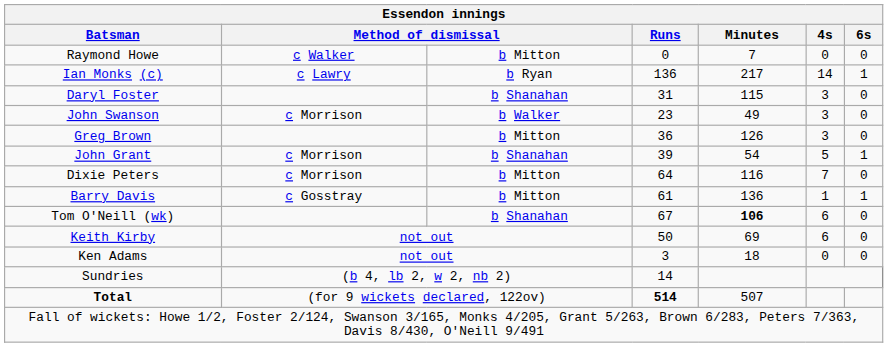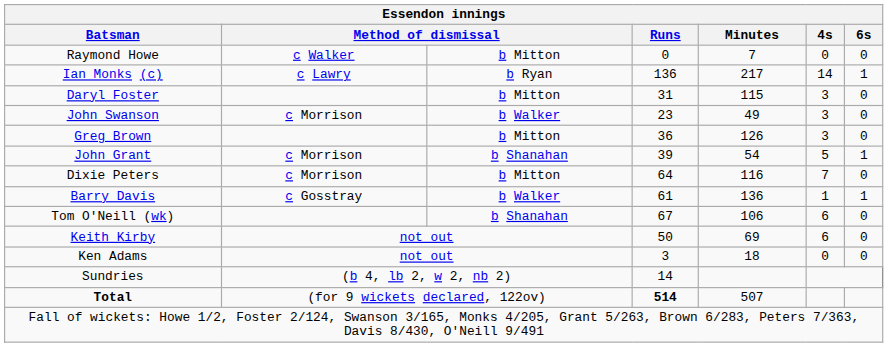(529, 95) b Shanahan -> (529, 95) b Mitton
(529, 196) b Mitton -> (529, 196) b Walker
(752, 217) bold -> (752, 217) normal
